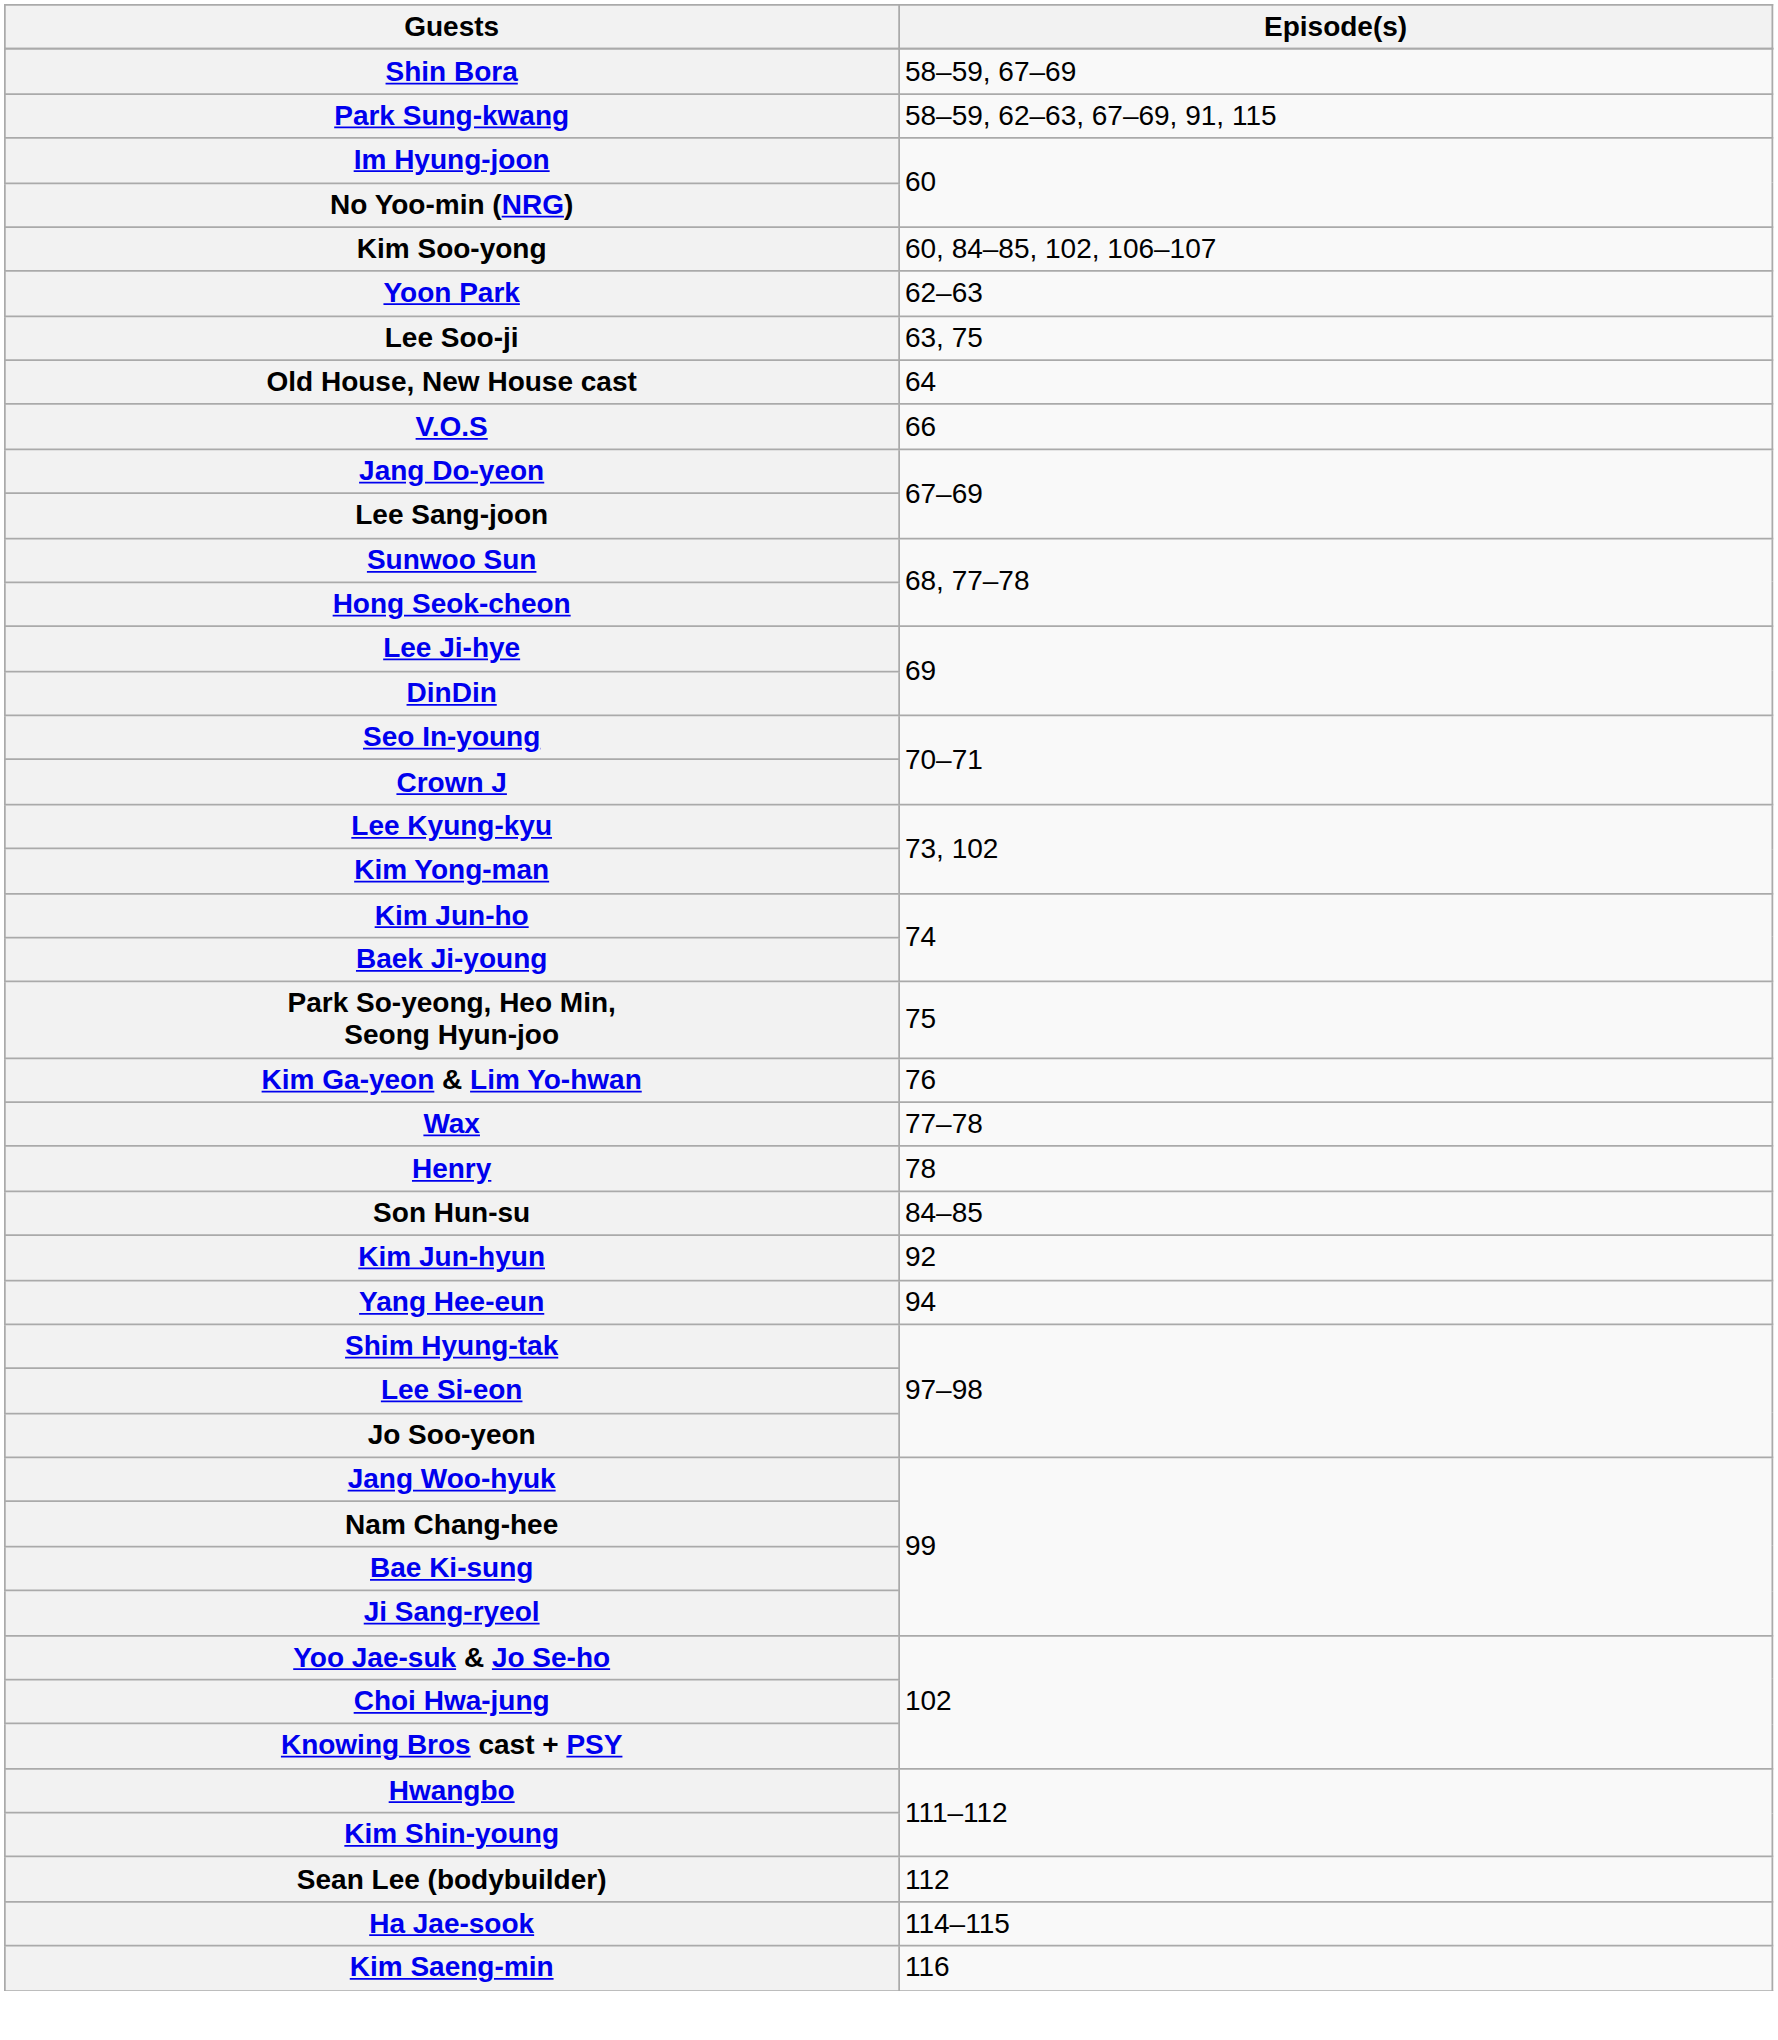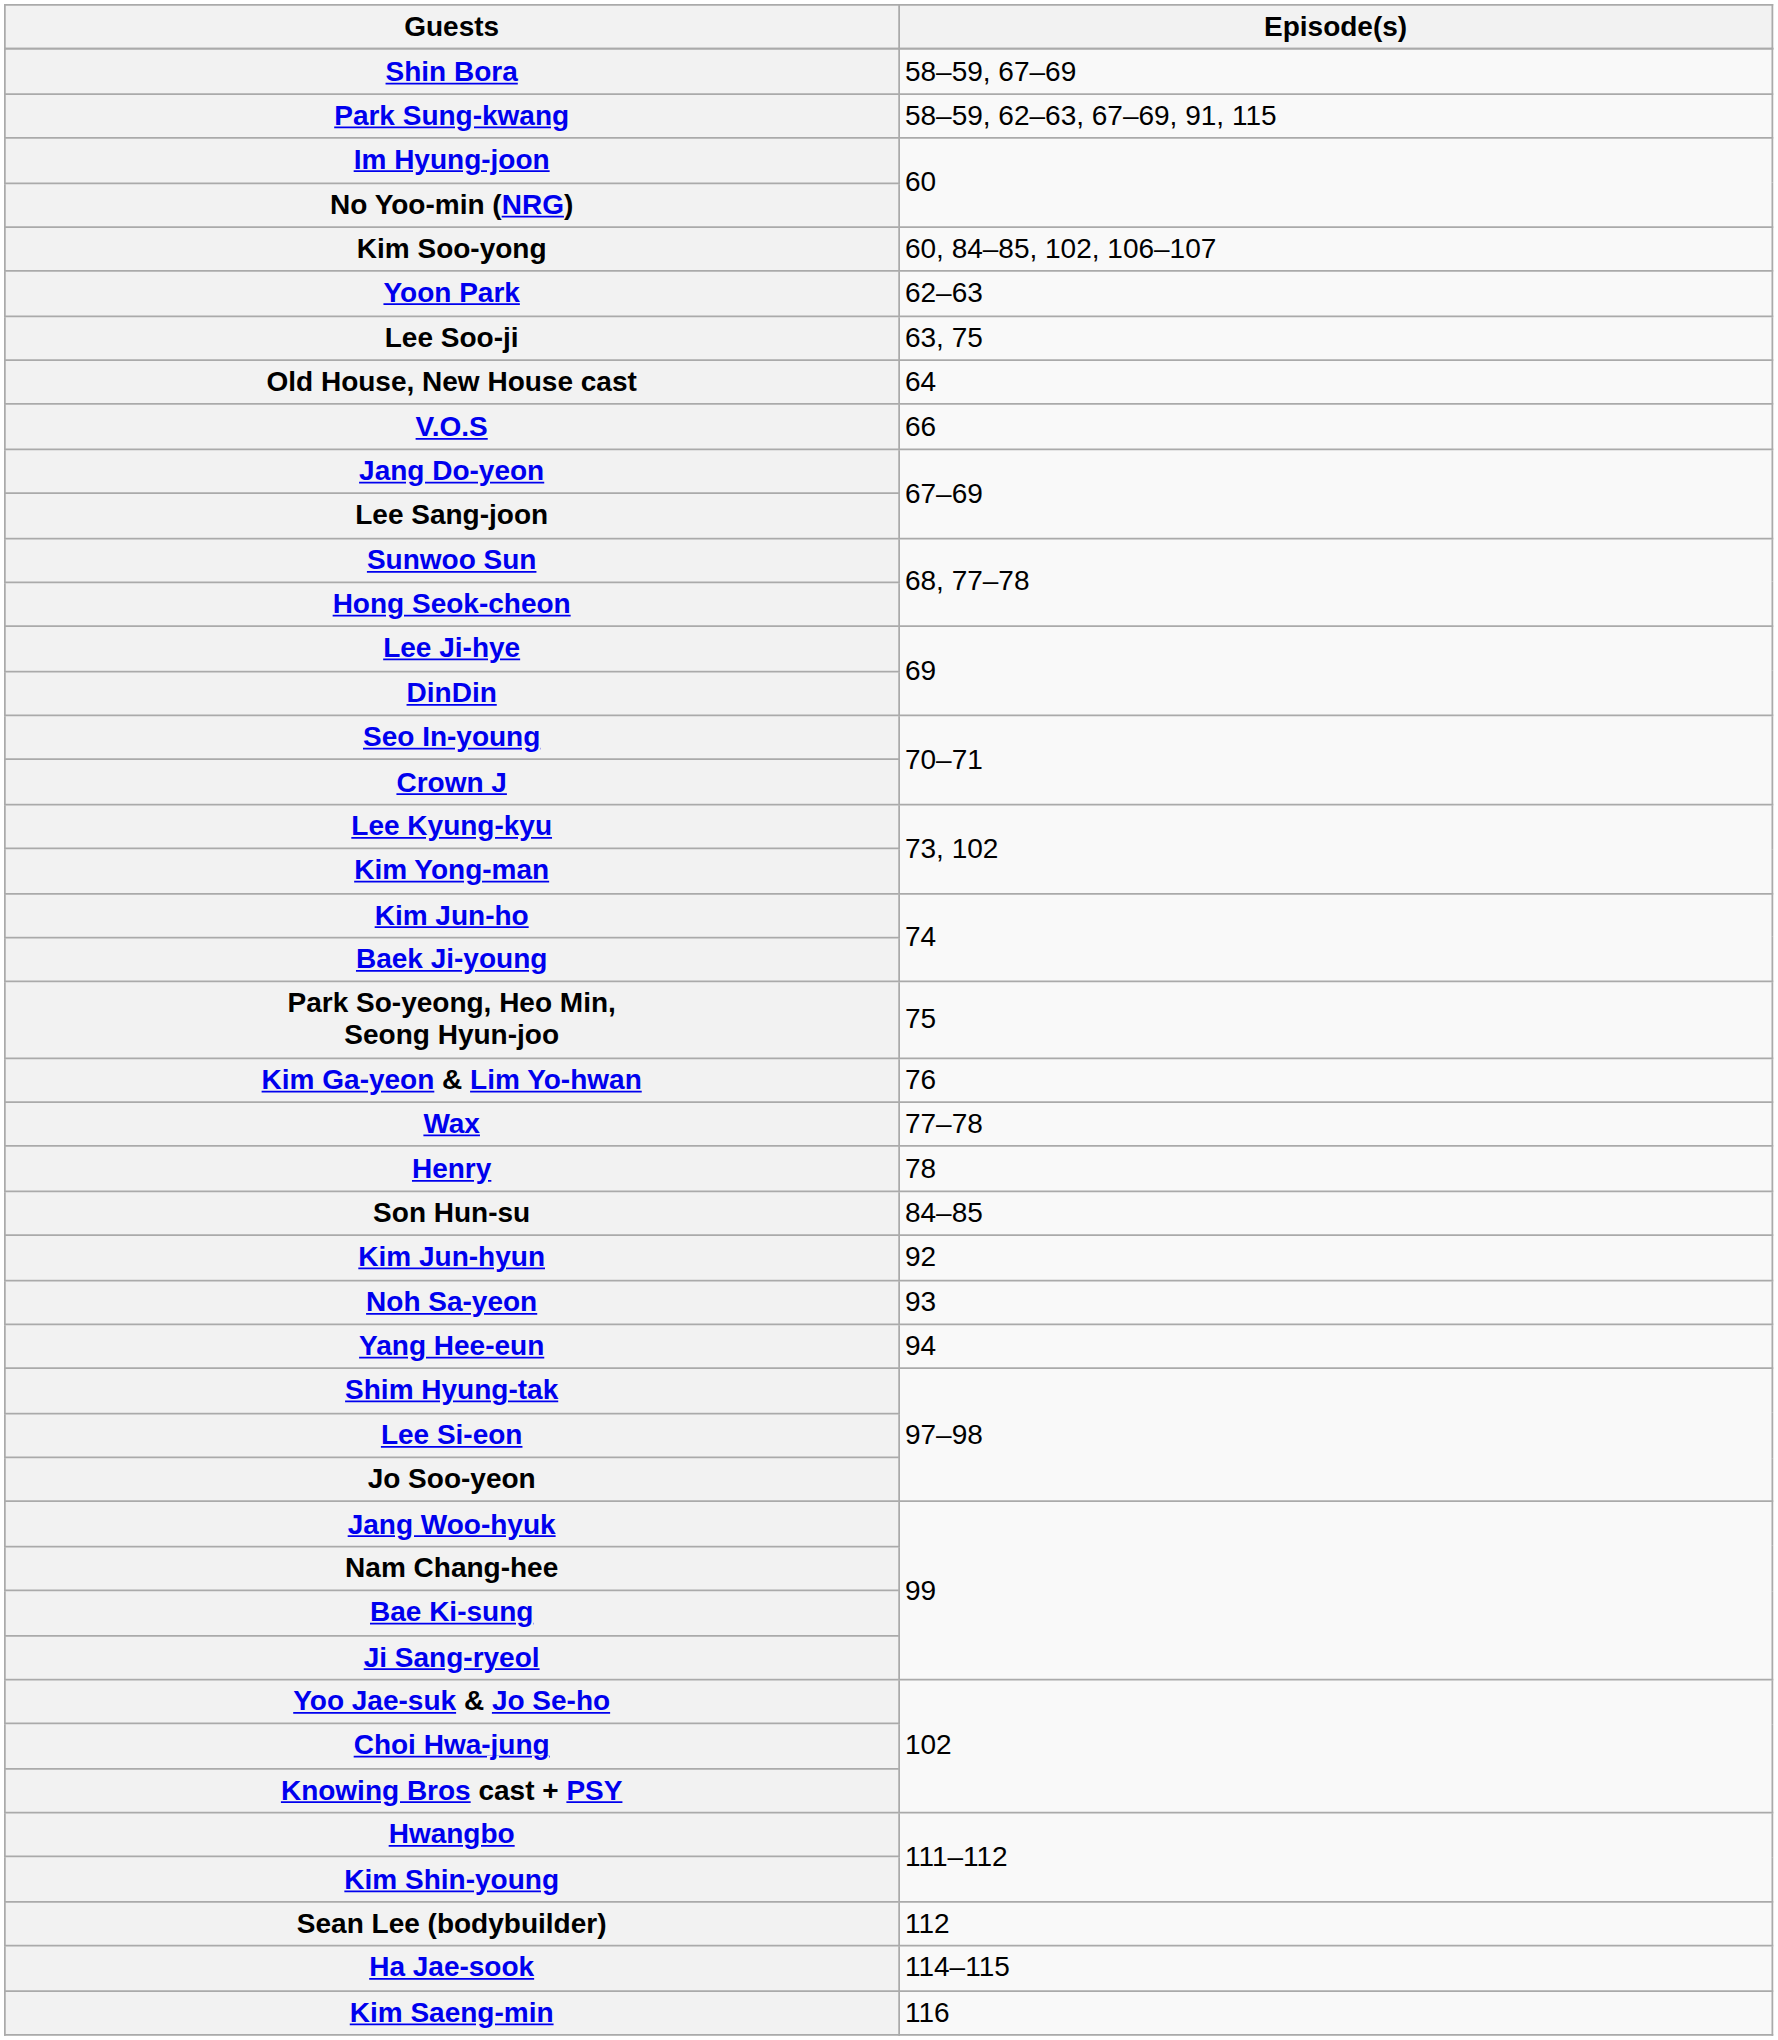+ row: (452, 1301)
